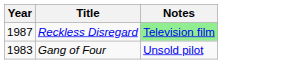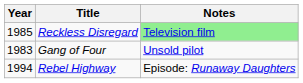(20, 31) 1987 -> (20, 31) 1985
+ row: (77, 68)
